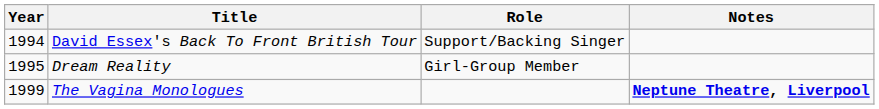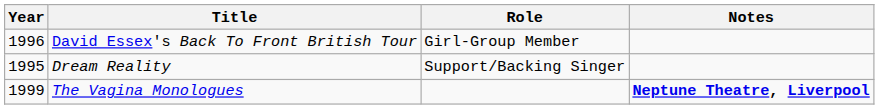(26, 42) 1994 -> (26, 42) 1996
(525, 42) Support/Backing Singer -> (502, 42) Girl-Group Member
(502, 67) Girl-Group Member -> (525, 67) Support/Backing Singer
